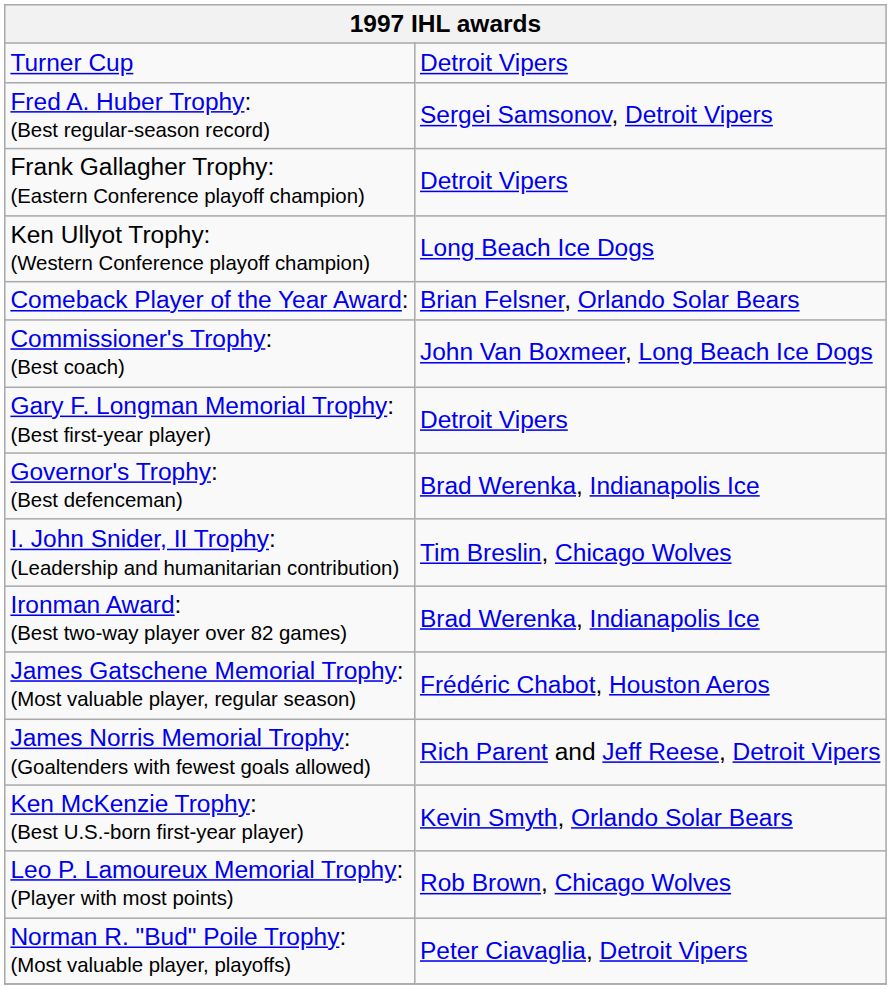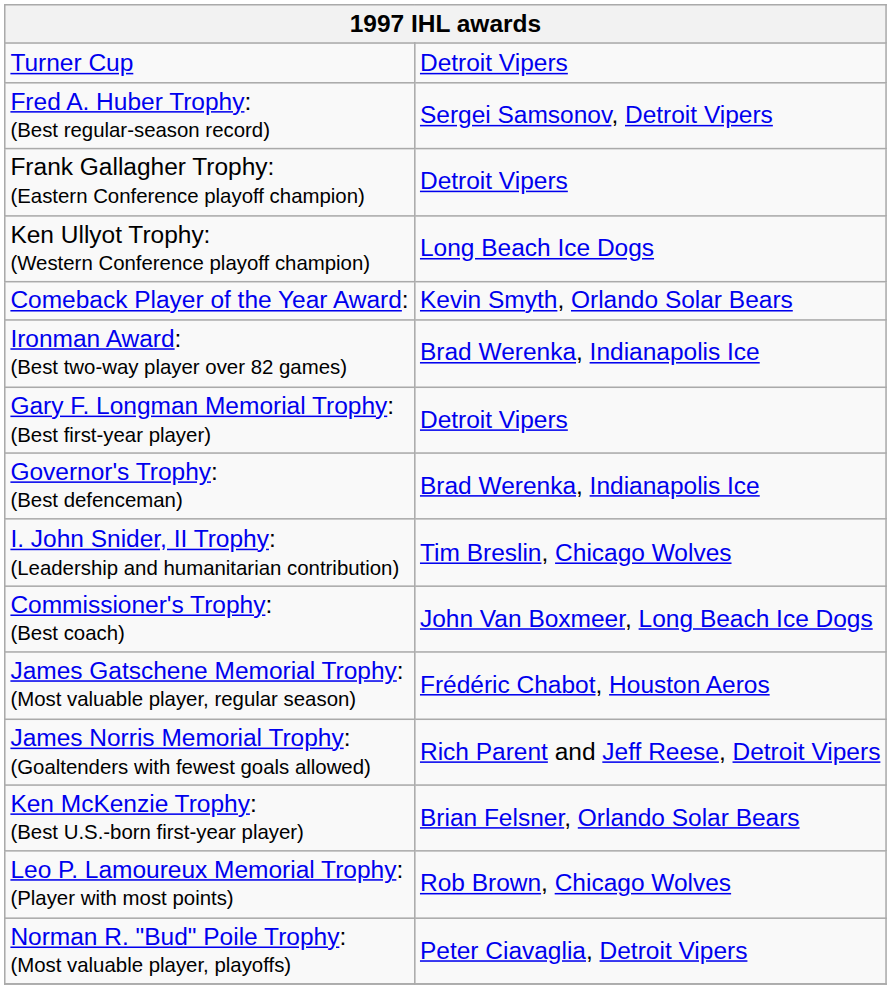(610, 300) Brian Felsner, Orlando Solar Bears -> (606, 300) Kevin Smyth, Orlando Solar Bears
rows swapped: (141, 353) <-> (179, 618)
(606, 817) Kevin Smyth, Orlando Solar Bears -> (610, 817) Brian Felsner, Orlando Solar Bears
